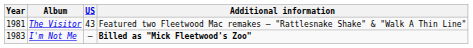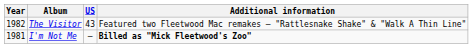(16, 24) 1981 -> (16, 24) 1982
(16, 37) 1983 -> (16, 37) 1981
